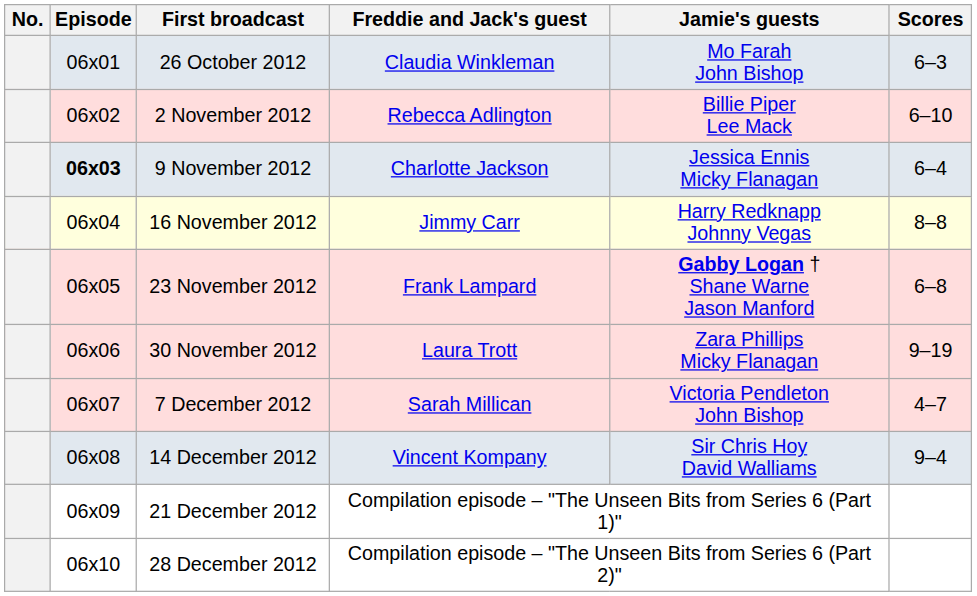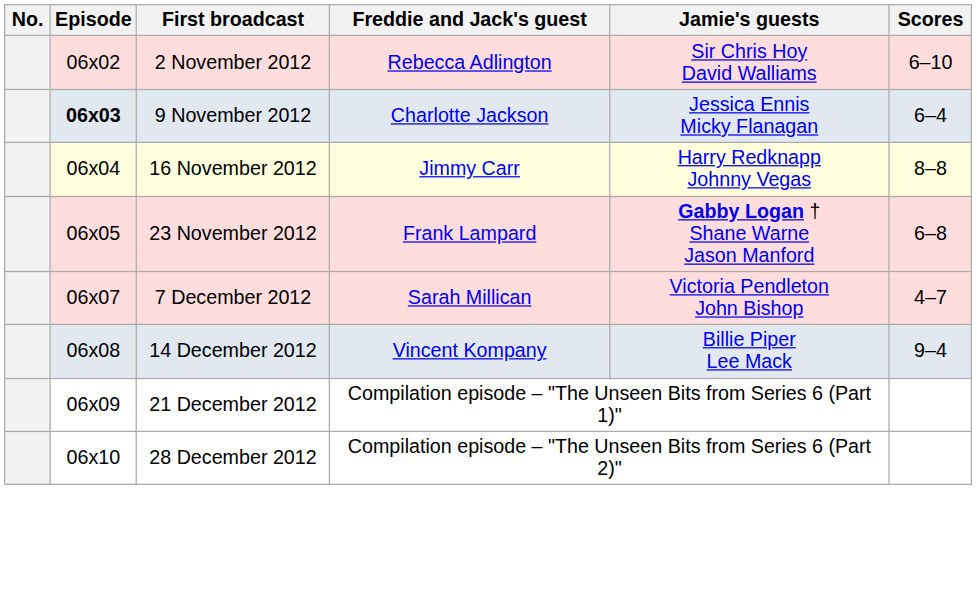- row: (233, 62)
(749, 115) Billie Piper Lee Mack -> (749, 62) Sir Chris Hoy David Walliams
- row: (233, 351)
(749, 457) Sir Chris Hoy David Walliams -> (749, 351) Billie Piper Lee Mack
